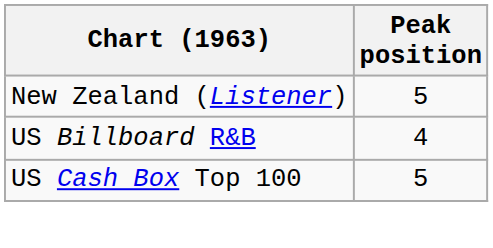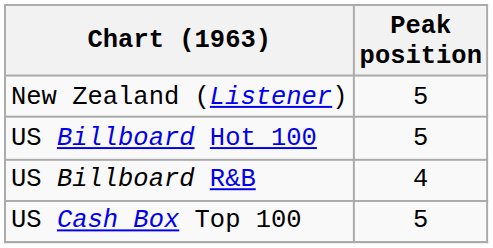+ row: (164, 138)
